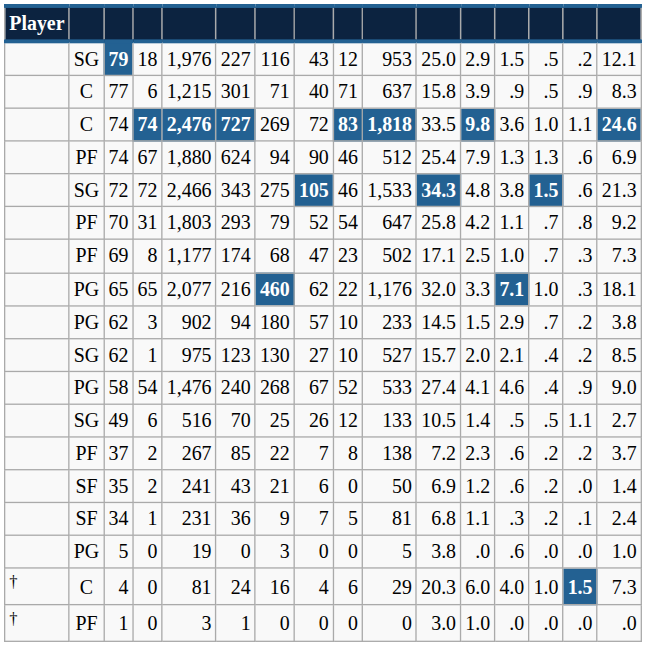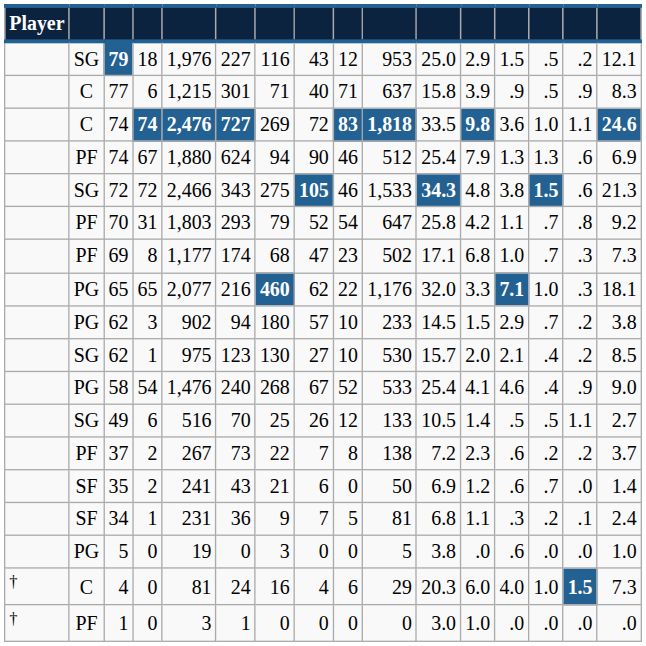(478, 256) 2.5 -> (478, 256) 6.8
(397, 354) 527 -> (397, 354) 530
(439, 387) 27.4 -> (439, 387) 25.4
(241, 453) 85 -> (241, 453) 73
(551, 485) .2 -> (551, 485) .7
